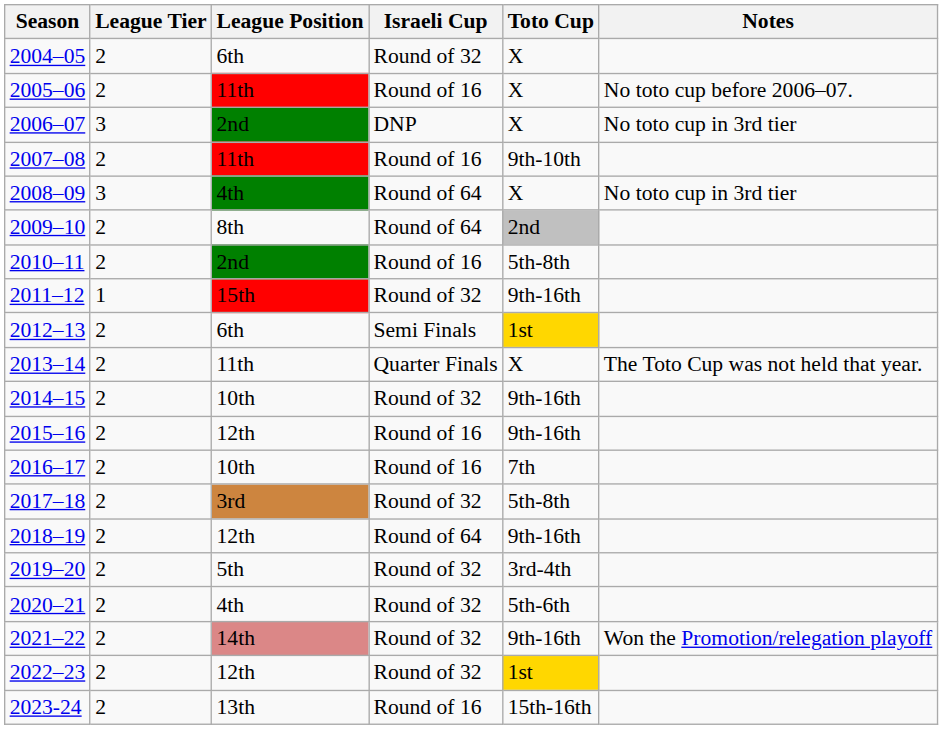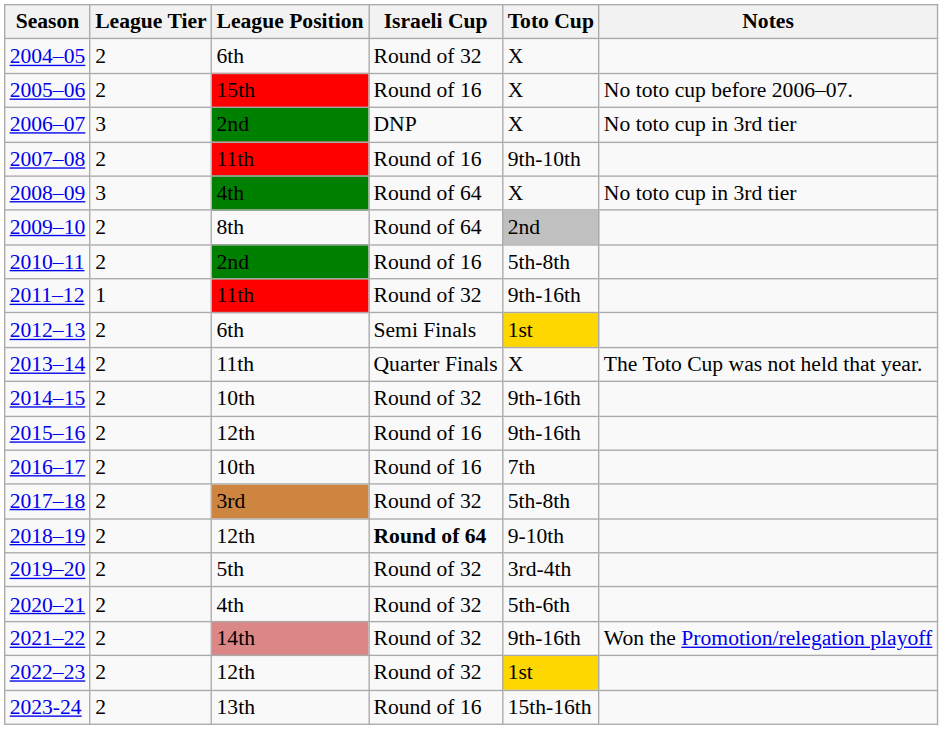(235, 90) 11th -> (236, 90) 15th
(236, 295) 15th -> (235, 295) 11th
(428, 535) normal -> (430, 535) bold
(544, 535) 9th-16th -> (536, 535) 9-10th
